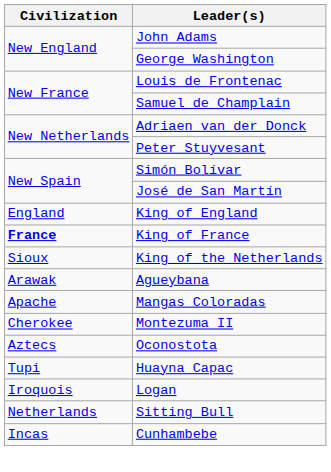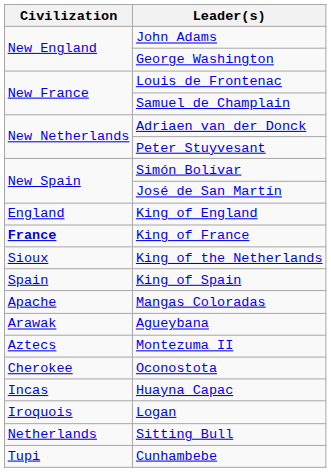+ row: (189, 280)
rows swapped: (201, 302) <-> (172, 280)
(40, 324) Cherokee -> (32, 346) Aztecs
(32, 346) Aztecs -> (40, 368) Cherokee
(24, 368) Tupi -> (28, 390) Incas
(28, 434) Incas -> (24, 456) Tupi
